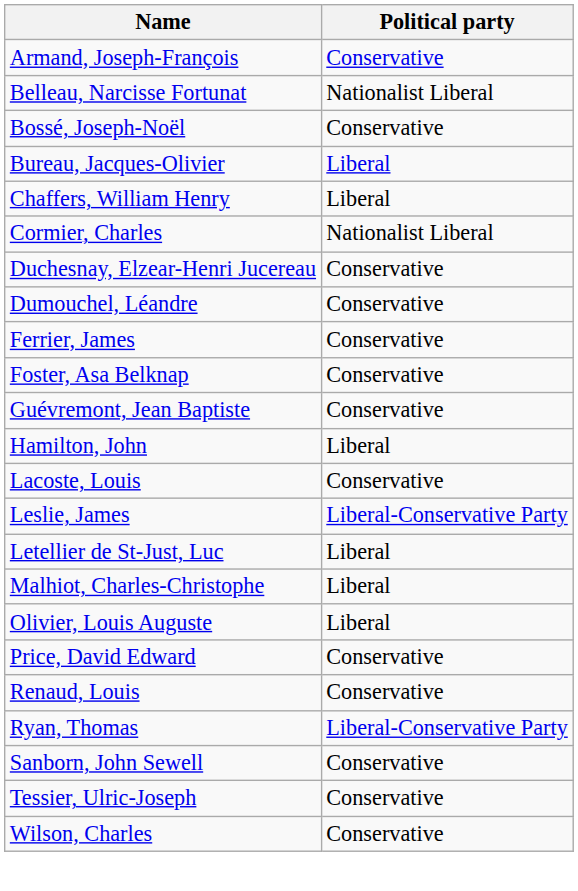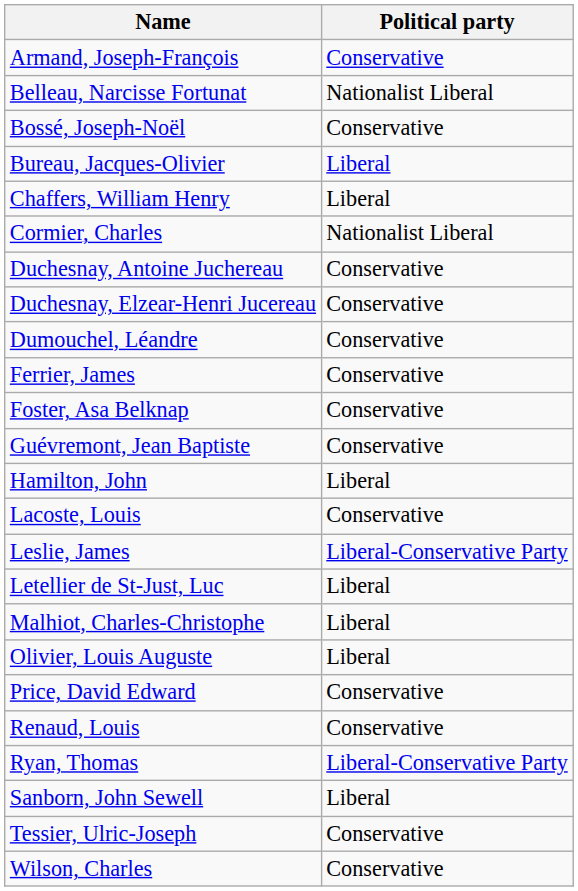+ row: (147, 269)
(385, 762) Conservative -> (358, 798) Liberal
